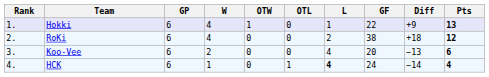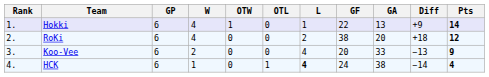+ column: (392, 11)
(451, 25) 13 -> (454, 25) 14
(449, 52) 6 -> (452, 52) 9
